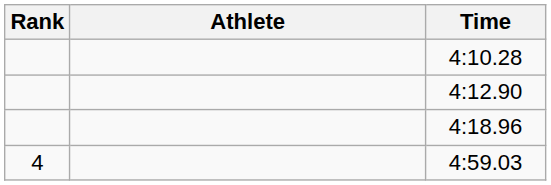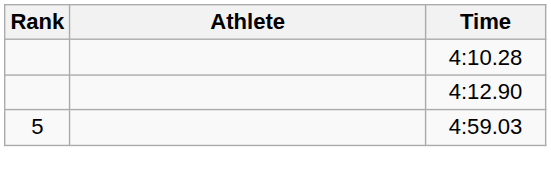- row: (486, 127)
(37, 162) 4 -> (37, 127) 5
